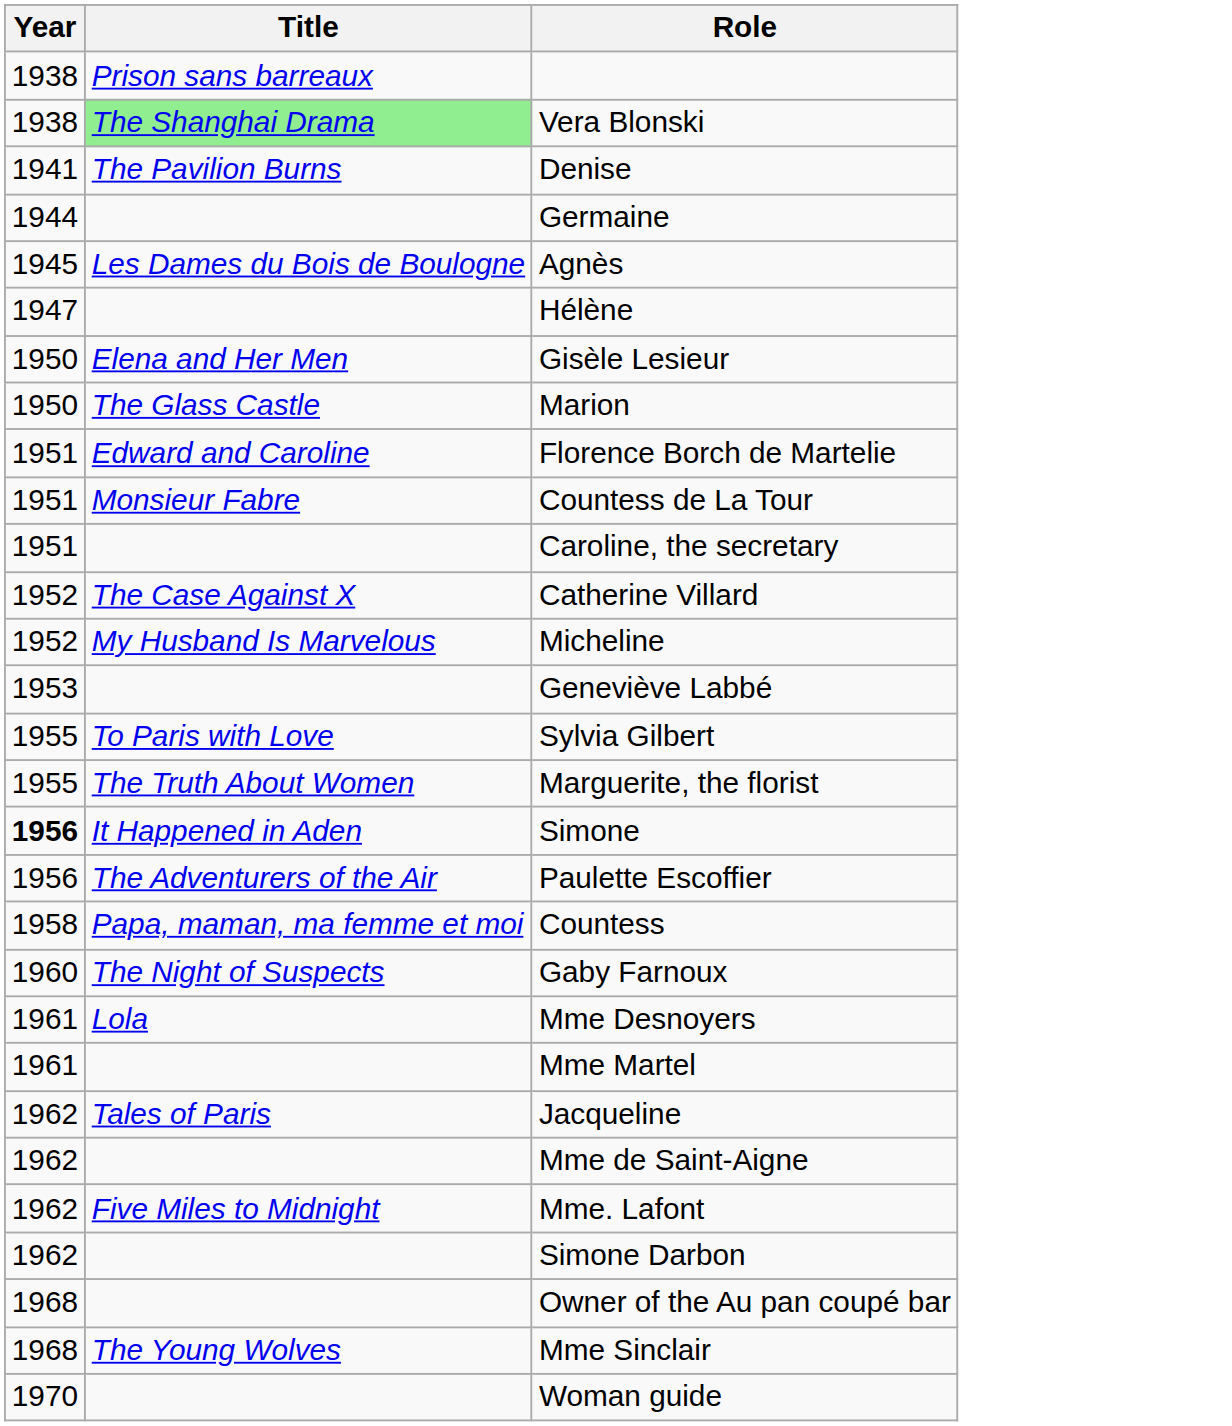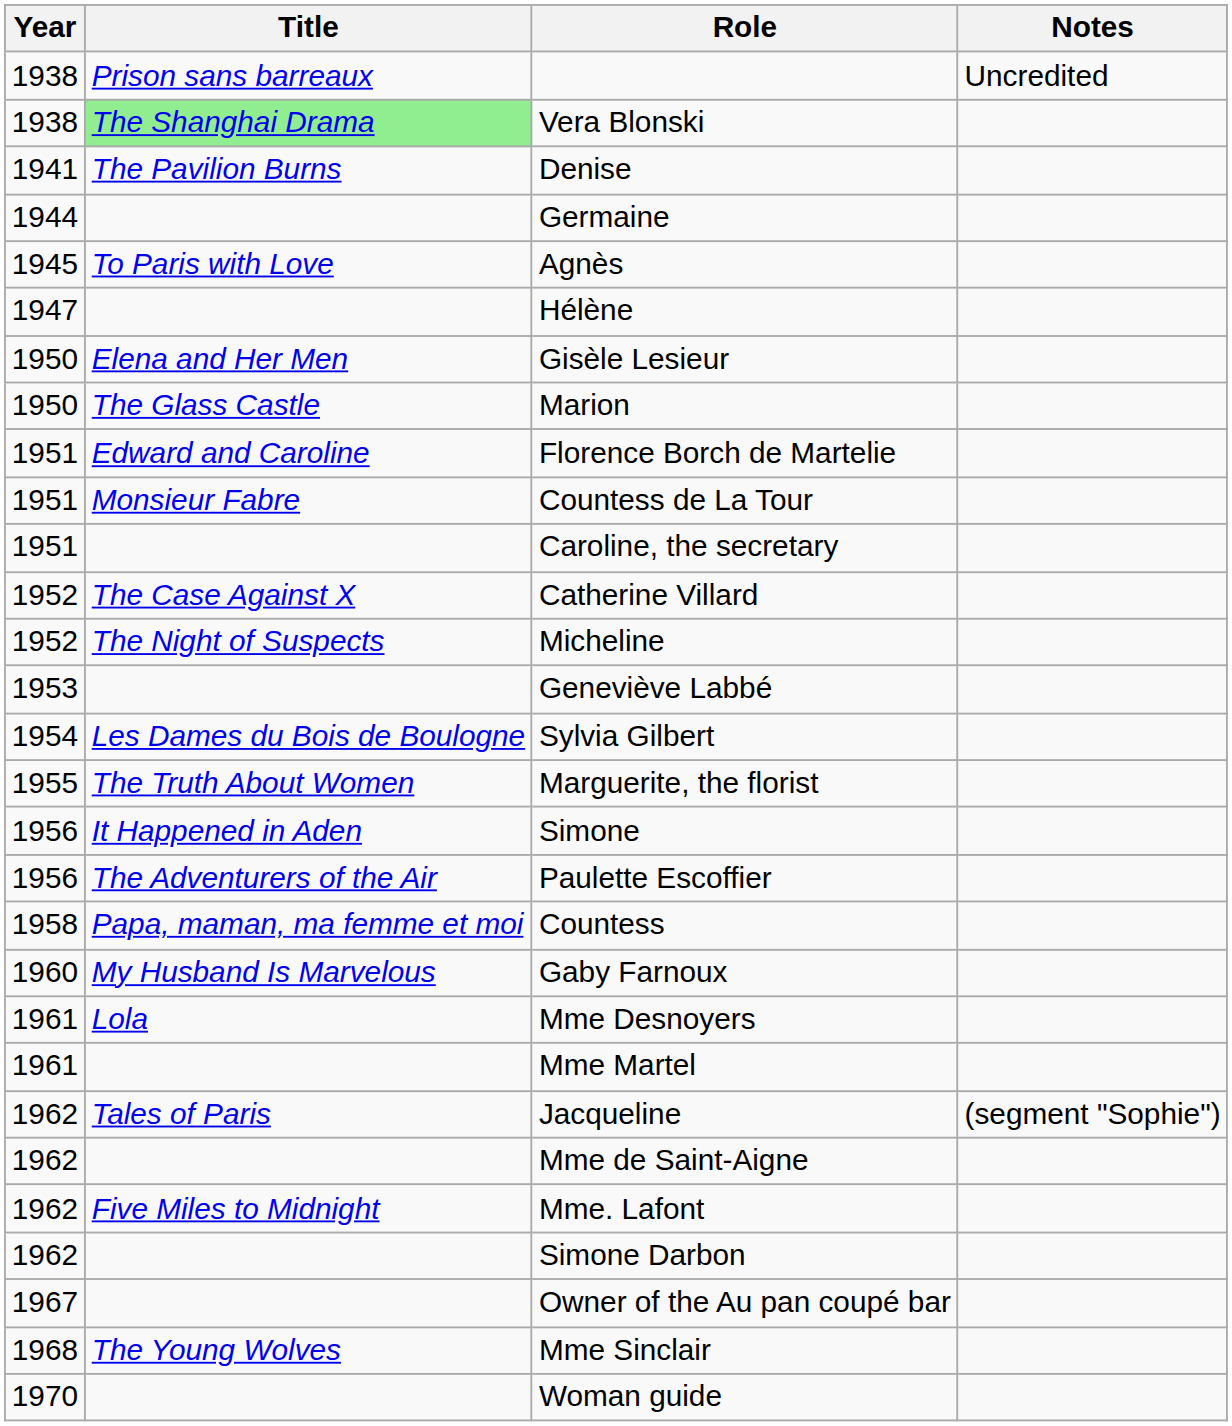+ column: (1093, 28)
(308, 264) Les Dames du Bois de Boulogne -> (213, 264) To Paris with Love
(264, 641) My Husband Is Marvelous -> (238, 641) The Night of Suspects
(45, 736) 1955 -> (45, 736) 1954
(213, 736) To Paris with Love -> (308, 736) Les Dames du Bois de Boulogne
(45, 830) bold -> (45, 830) normal
(238, 972) The Night of Suspects -> (264, 972) My Husband Is Marvelous
(45, 1302) 1968 -> (45, 1302) 1967
